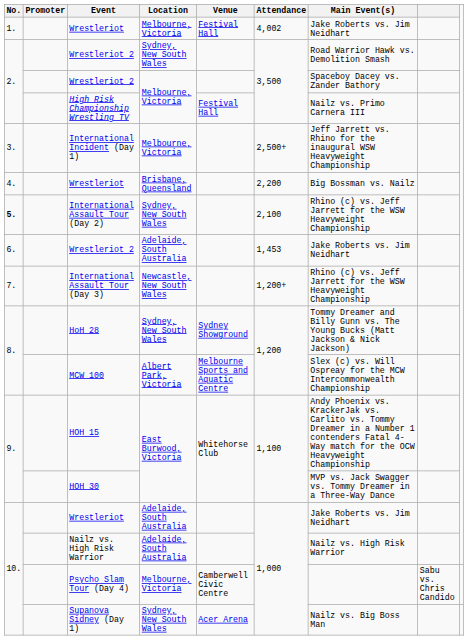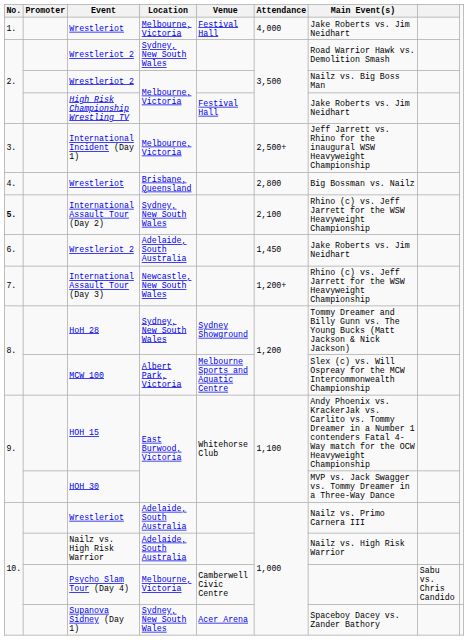(269, 29) 4,002 -> (269, 29) 4,000
(355, 82) Spaceboy Dacey vs. Zander Bathory -> (355, 82) Nailz vs. Big Boss Man
(348, 108) Nailz vs. Primo Carnera III -> (360, 108) Jake Roberts vs. Jim Neidhart
(269, 184) 2,200 -> (269, 184) 2,800
(269, 250) 1,453 -> (269, 250) 1,450
(360, 518) Jake Roberts vs. Jim Neidhart -> (348, 518) Nailz vs. Primo Carnera III
(355, 620) Nailz vs. Big Boss Man -> (355, 620) Spaceboy Dacey vs. Zander Bathory
